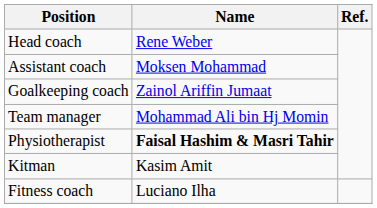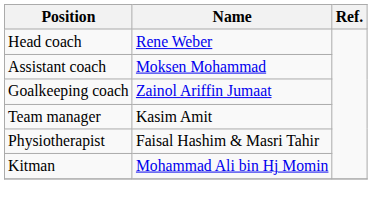(232, 116) Mohammad Ali bin Hj Momin -> (174, 116) Kasim Amit
(235, 141) bold -> (228, 141) normal
(174, 166) Kasim Amit -> (232, 166) Mohammad Ali bin Hj Momin
- row: (51, 191)
